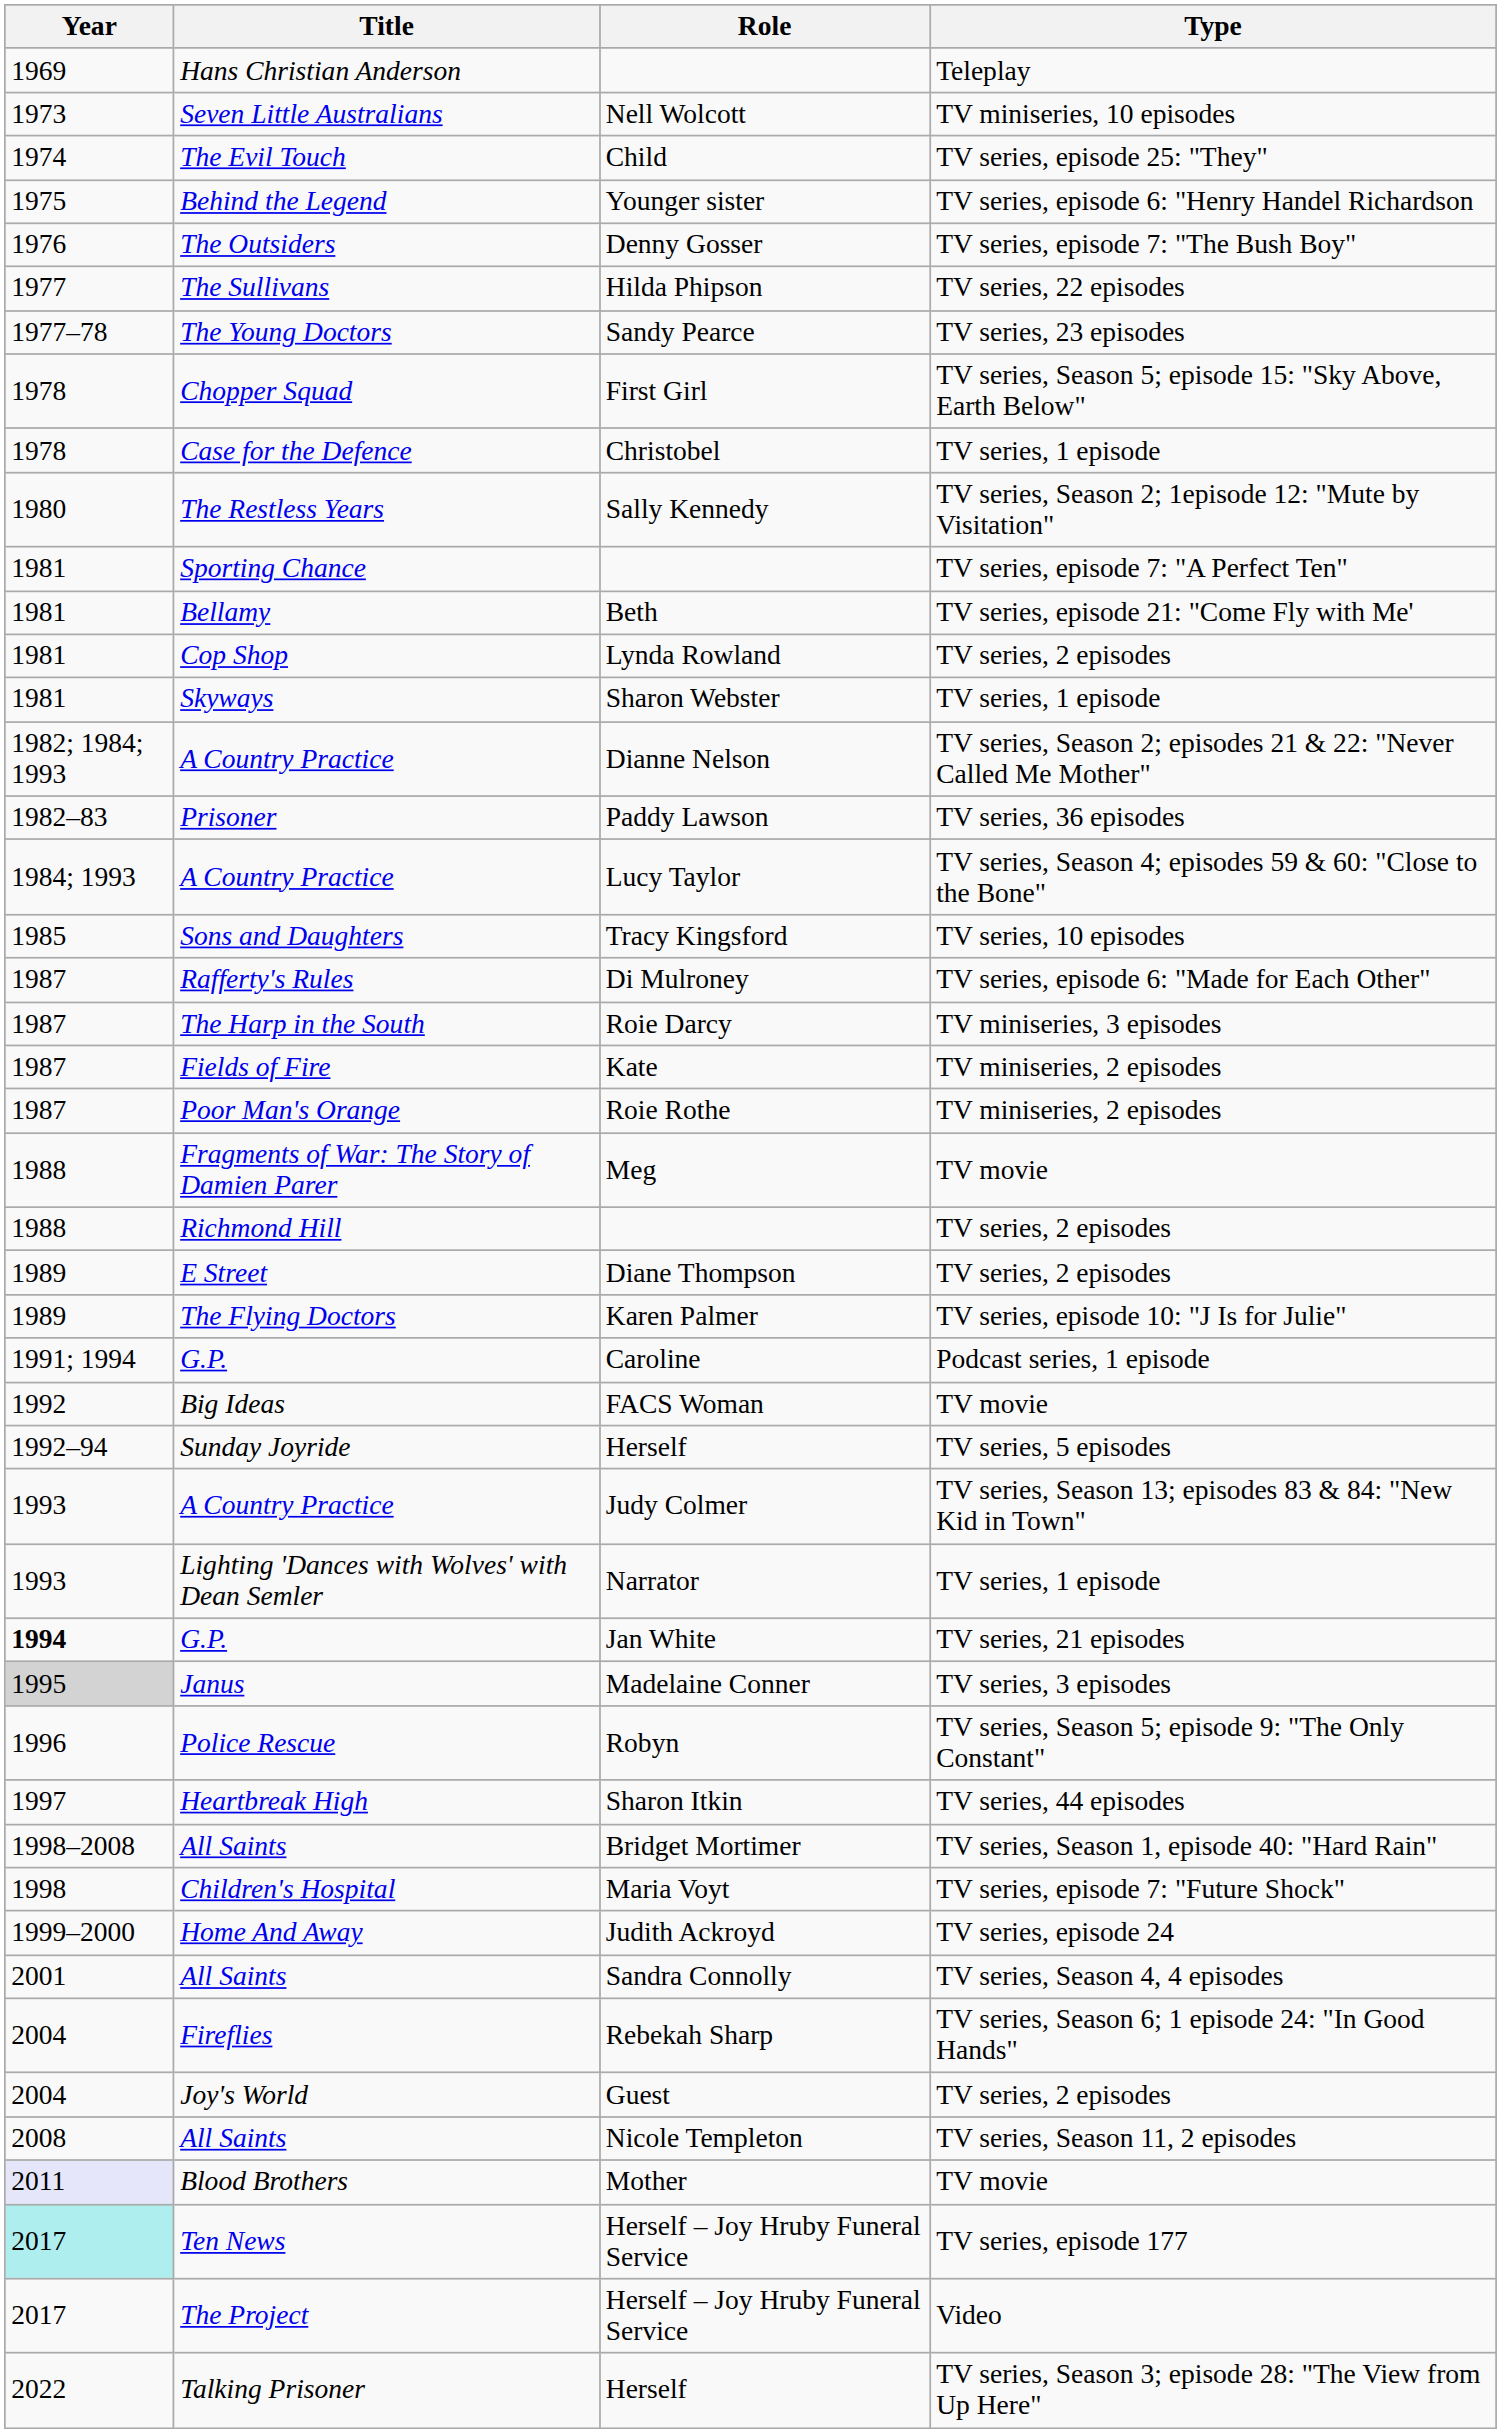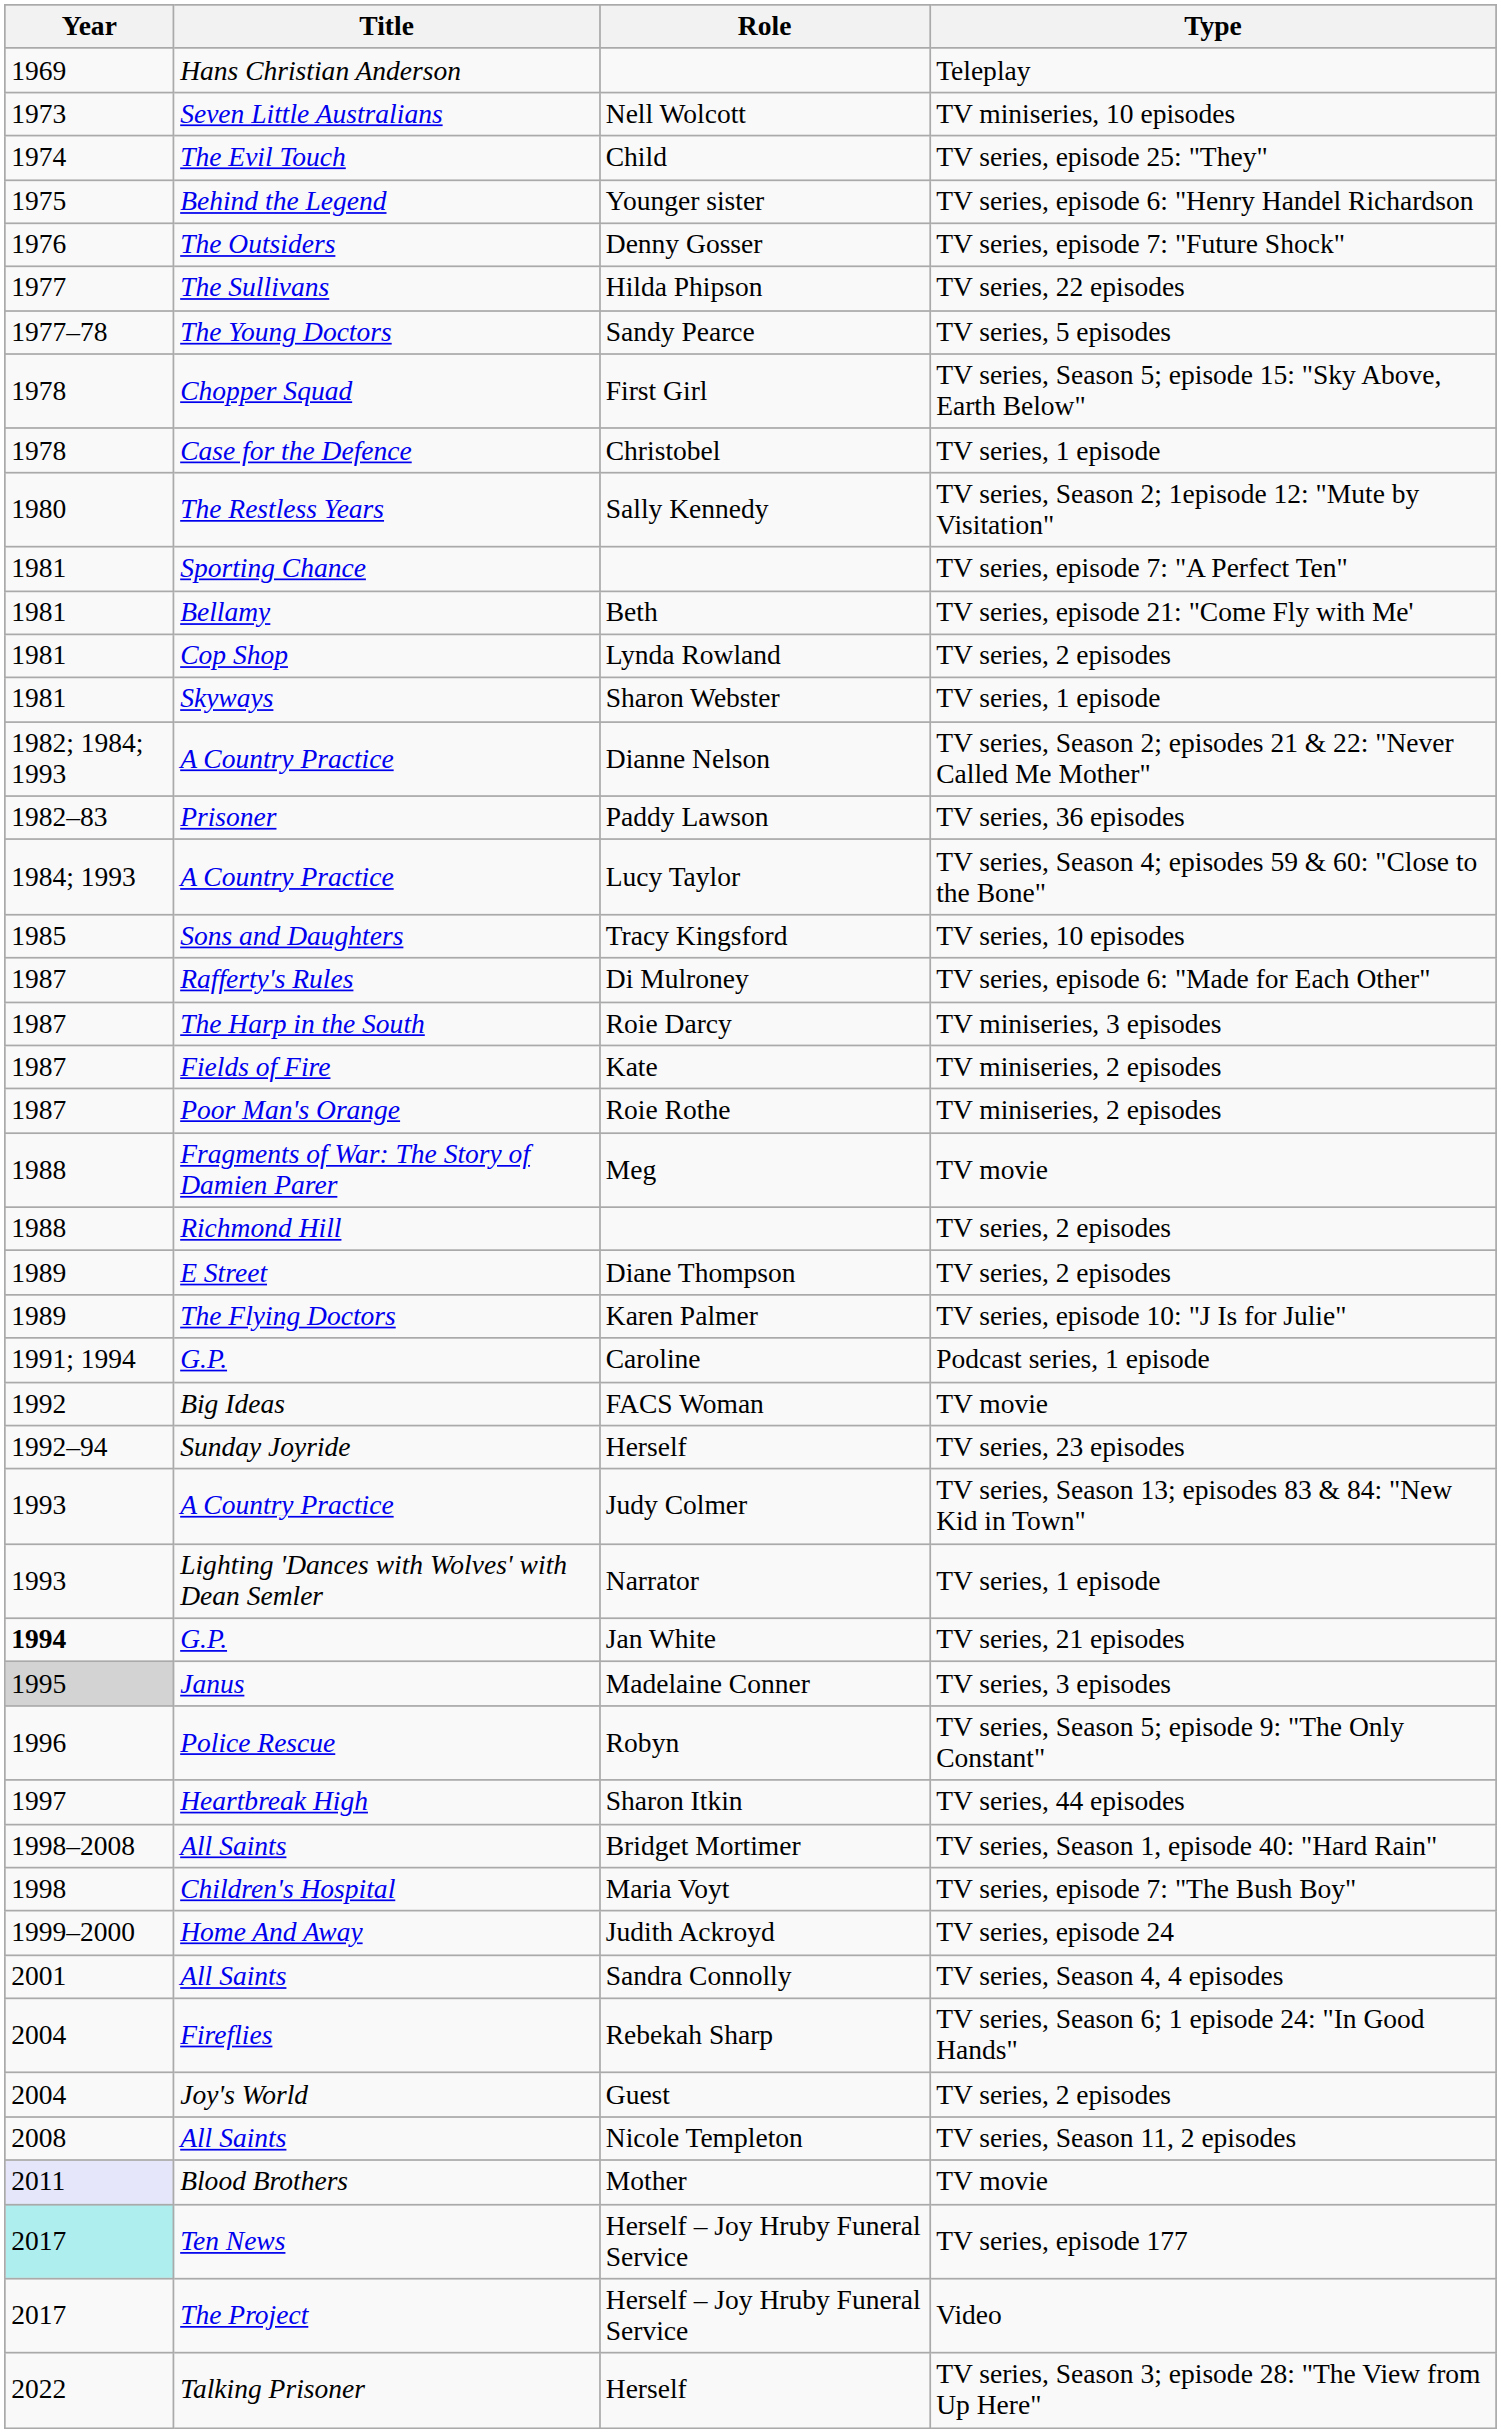(1146, 244) TV series, episode 7: "The Bush Boy" -> (1141, 244) TV series, episode 7: "Future Shock"
(1060, 331) TV series, 23 episodes -> (1054, 331) TV series, 5 episodes
(1054, 1446) TV series, 5 episodes -> (1060, 1446) TV series, 23 episodes
(1141, 1888) TV series, episode 7: "Future Shock" -> (1146, 1888) TV series, episode 7: "The Bush Boy"
